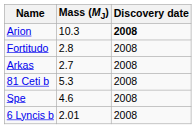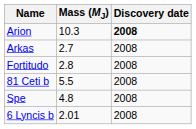rows swapped: (28, 48) <-> (20, 65)
(66, 81) 5.3 -> (66, 81) 5.5
(66, 98) 4.6 -> (66, 98) 4.8
